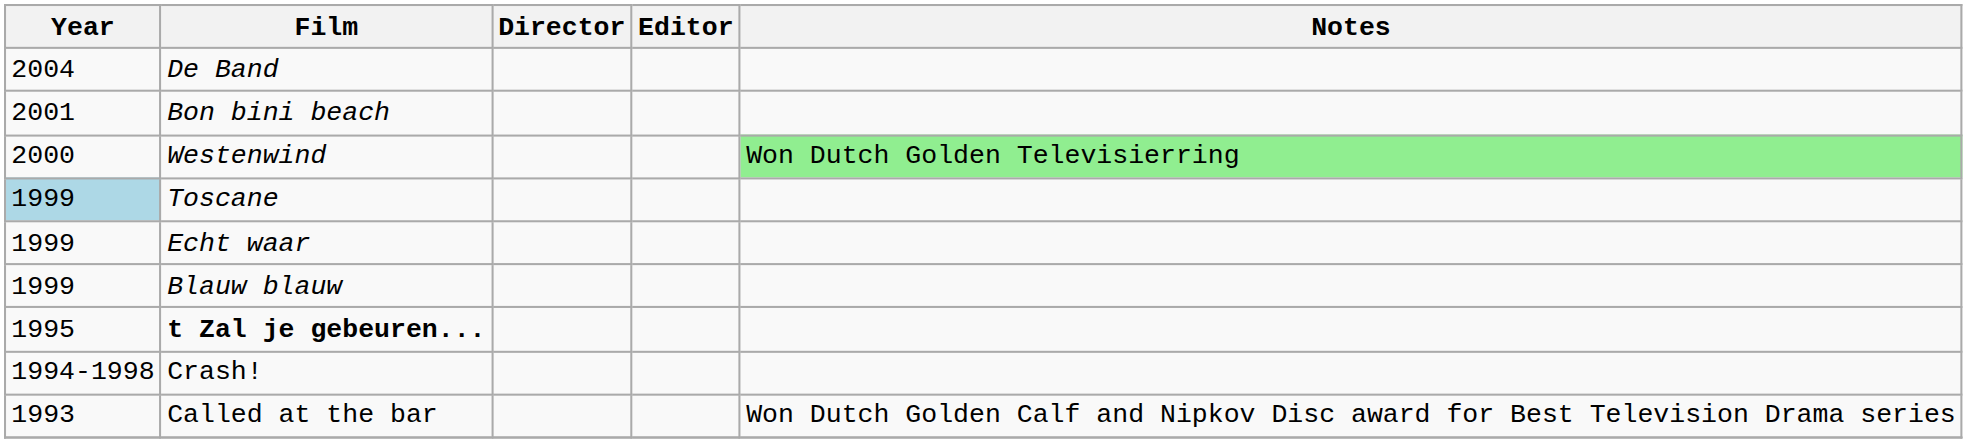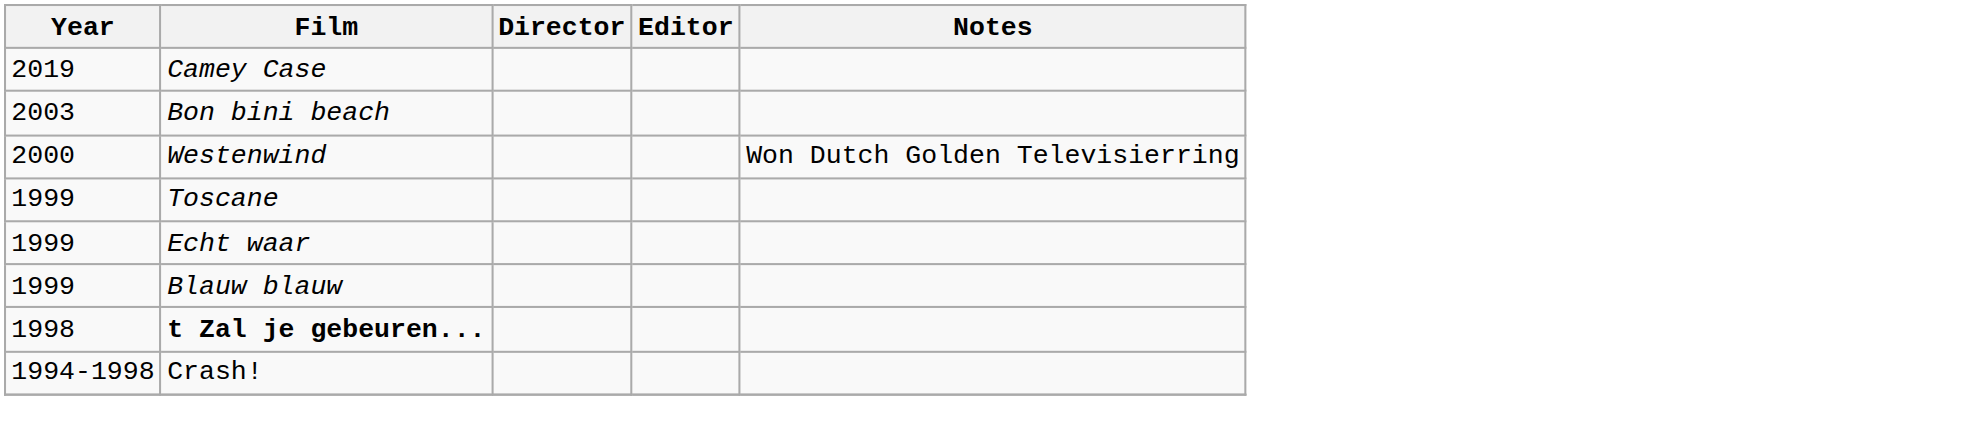+ row: (247, 70)
- row: (223, 70)
(43, 113) 2001 -> (43, 113) 2003
(993, 156) lightgreen background -> (993, 156) no background
(43, 200) lightblue background -> (43, 200) no background
(43, 329) 1995 -> (43, 329) 1998
- row: (302, 416)
